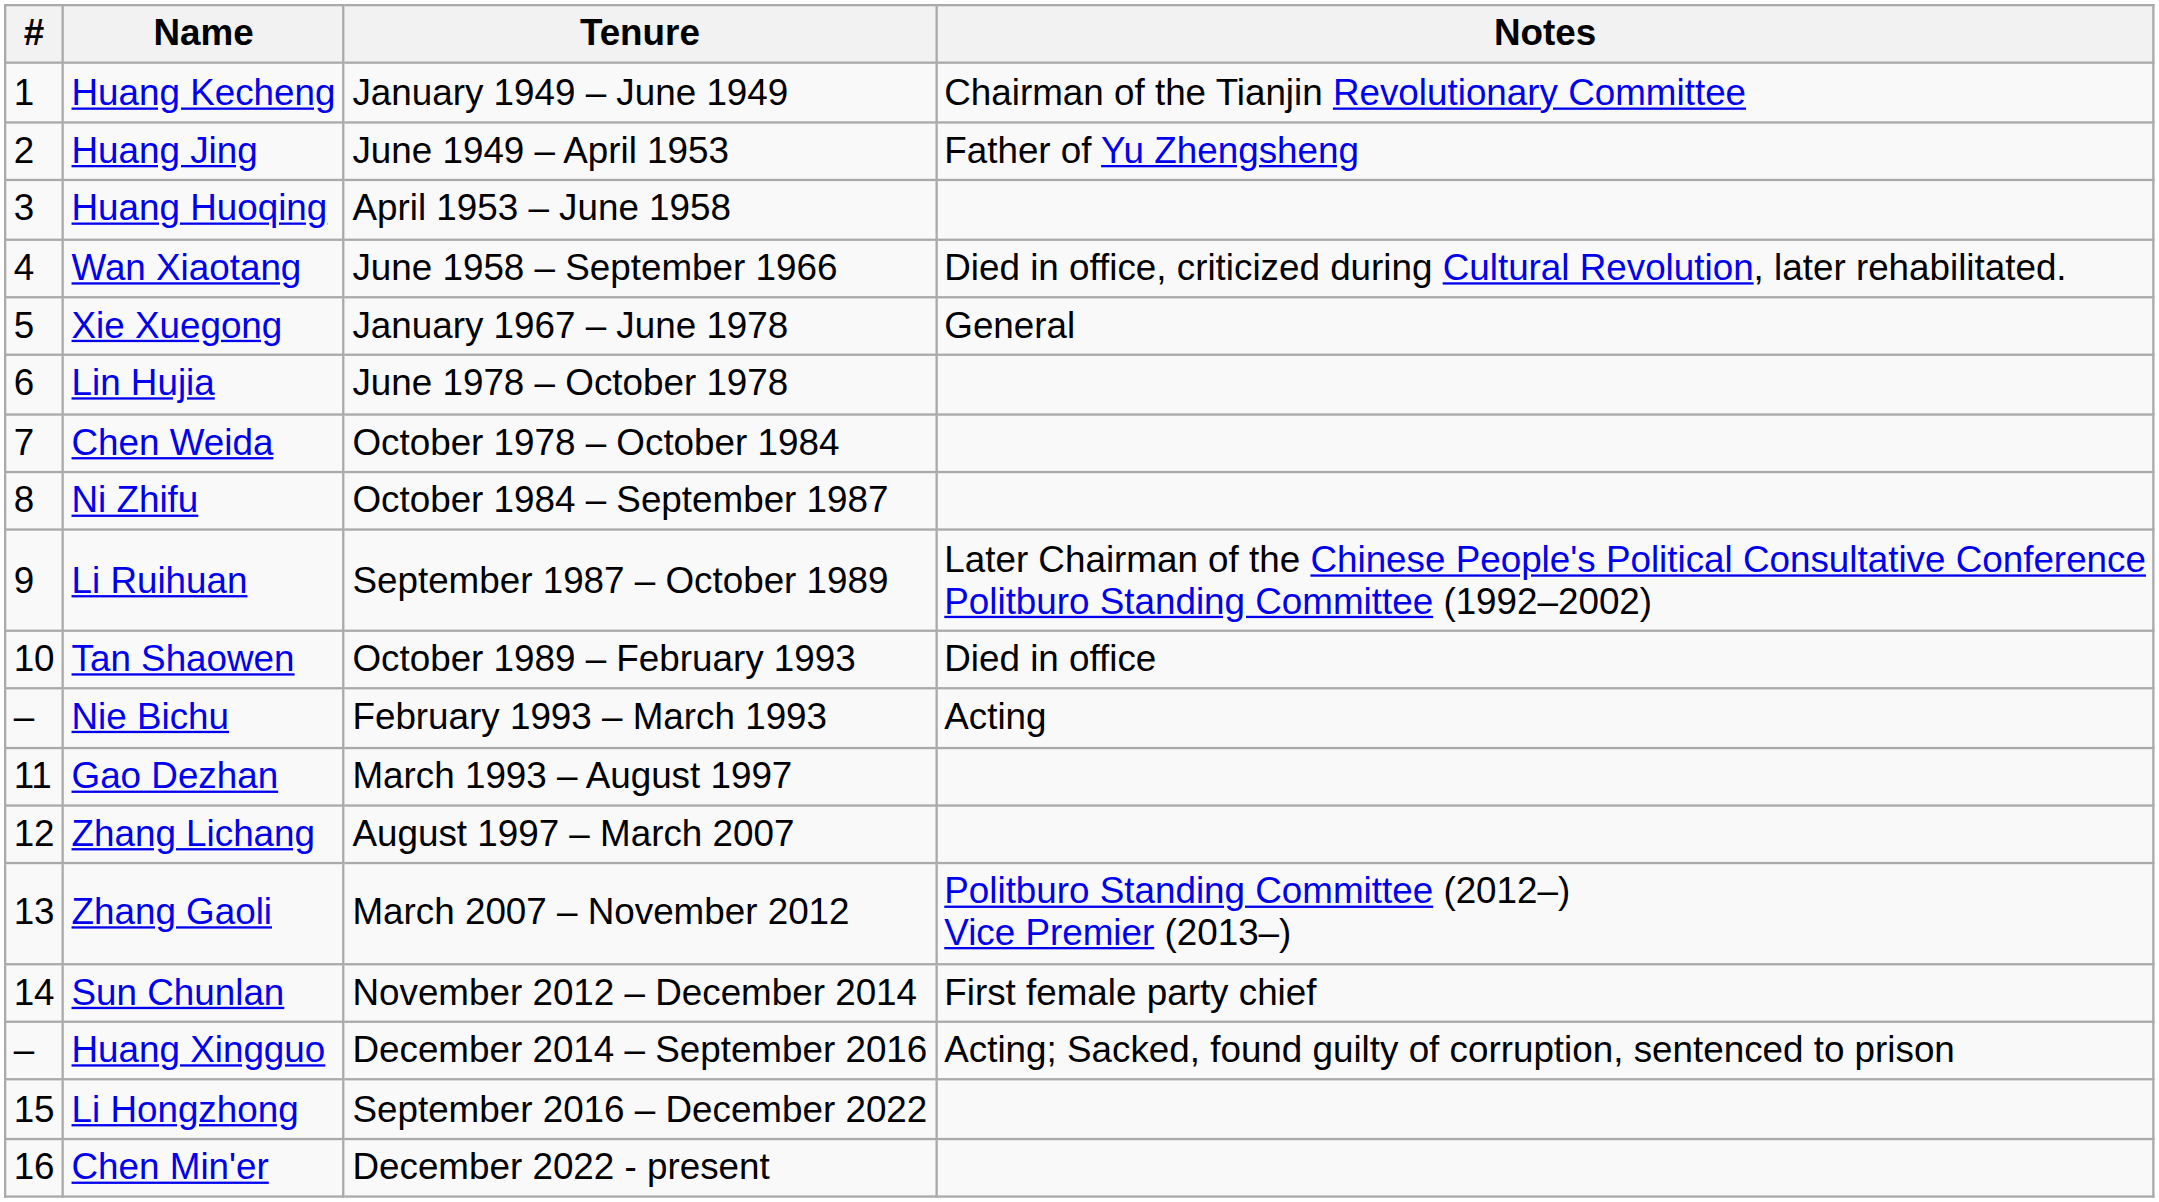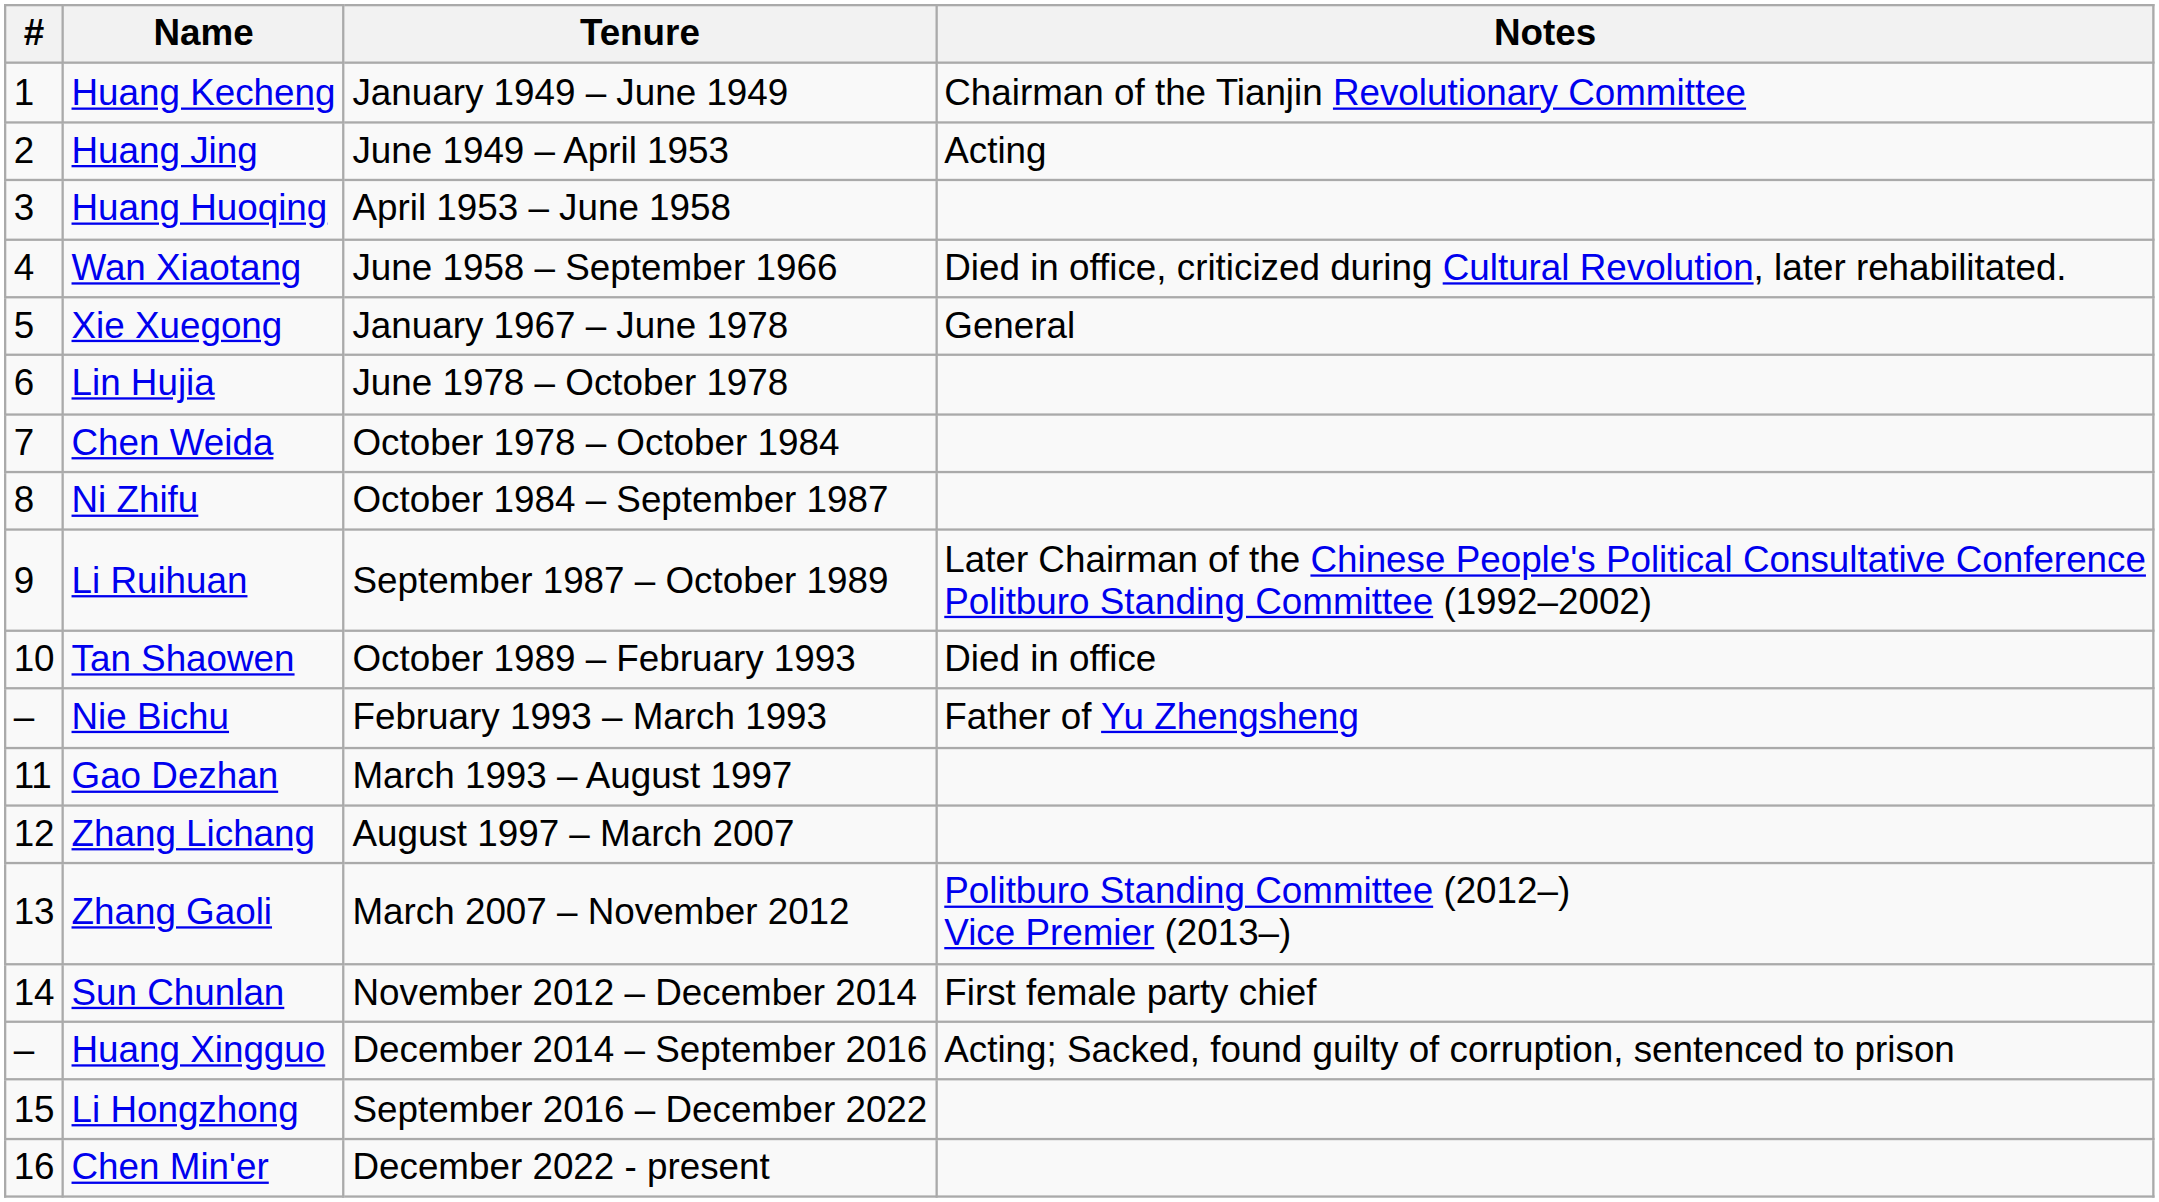(1152, 150) Father of Yu Zhengsheng -> (995, 150) Acting
(995, 717) Acting -> (1152, 717) Father of Yu Zhengsheng
